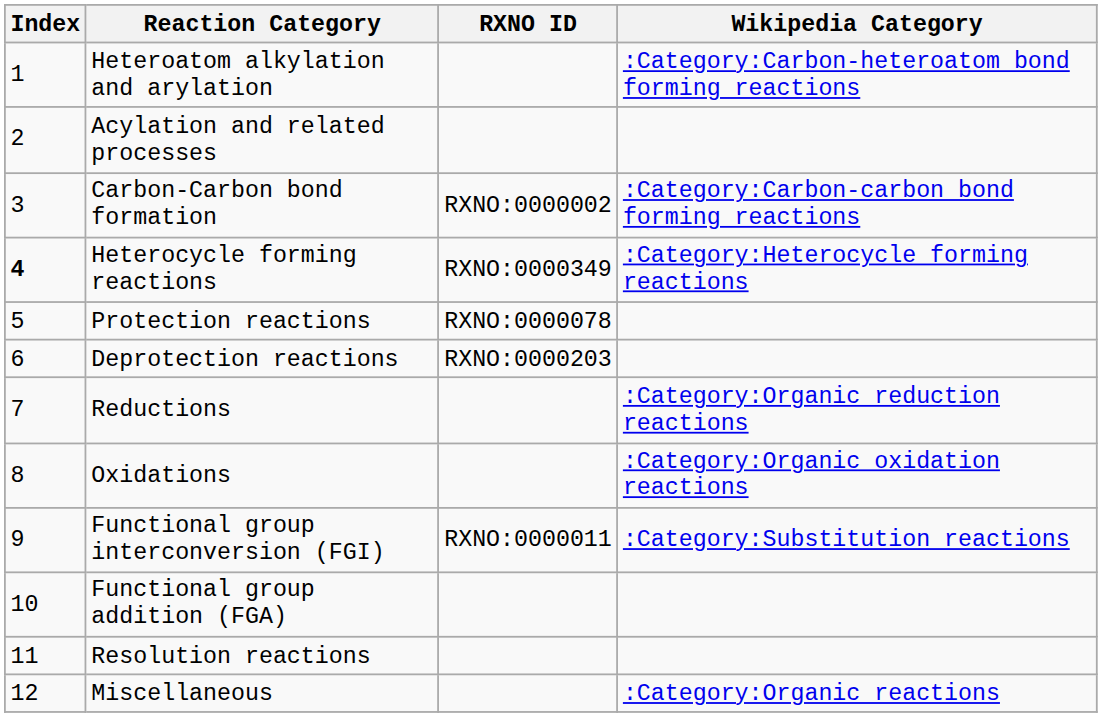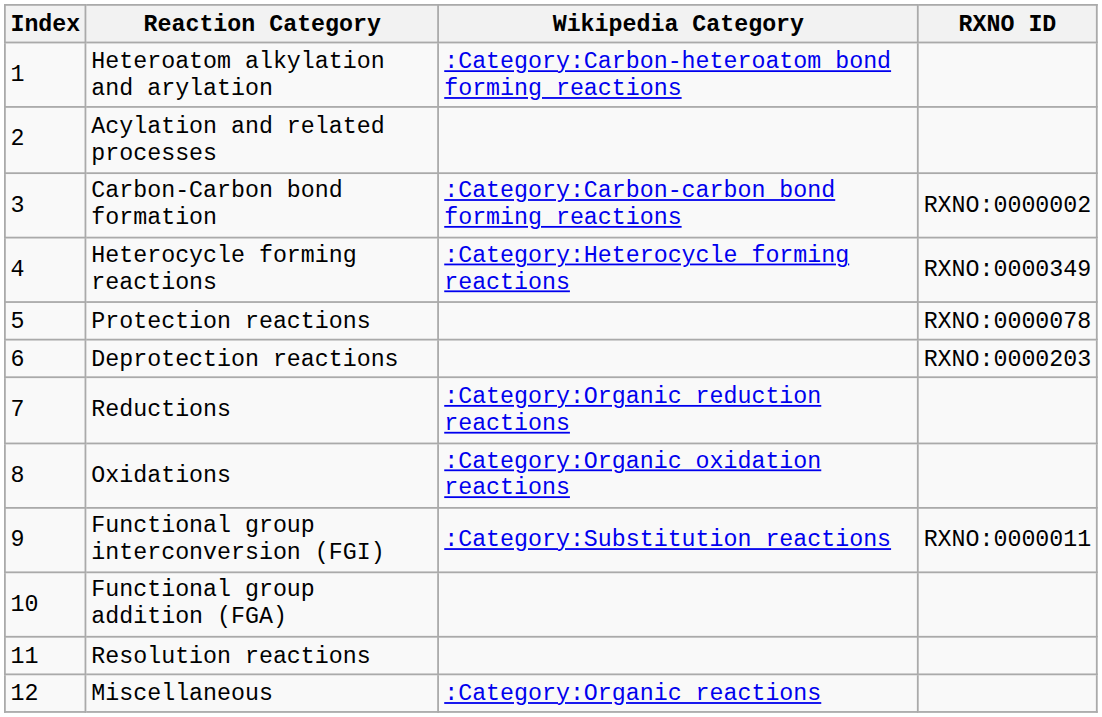columns swapped: (528, 24) <-> (857, 24)
(17, 270) bold -> (17, 270) normal
